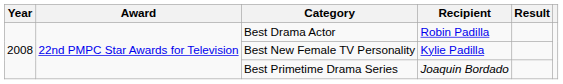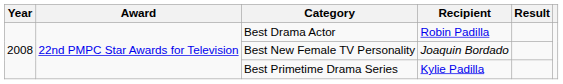(452, 50) Kylie Padilla -> (465, 50) Joaquin Bordado
(465, 69) Joaquin Bordado -> (452, 69) Kylie Padilla
